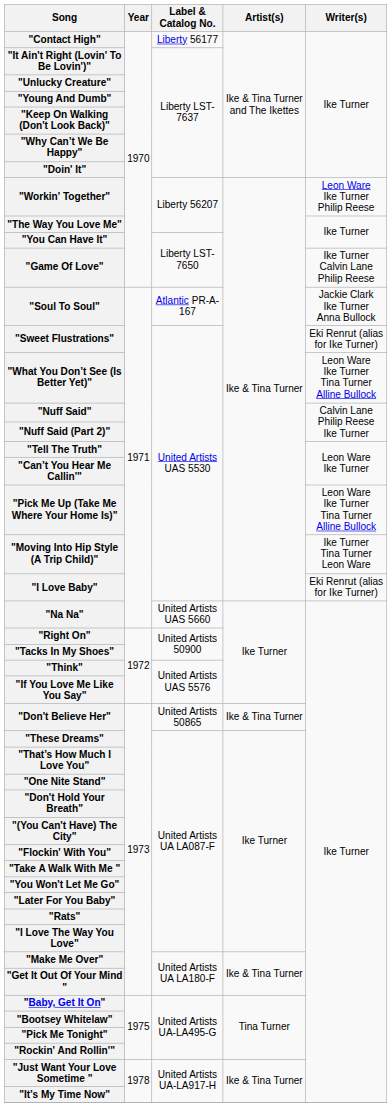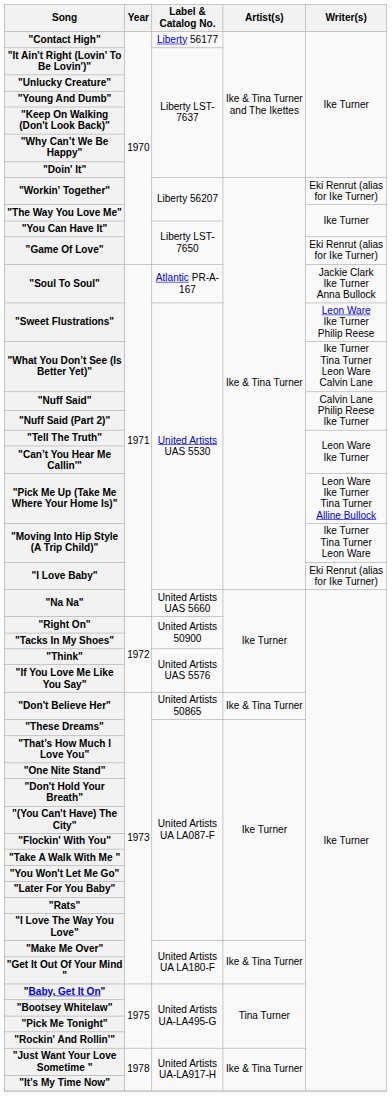(346, 197) Leon Ware Ike Turner Philip Reese -> (346, 191) Eki Renrut (alias for Ike Turner)
(346, 267) Ike Turner Calvin Lane Philip Reese -> (346, 250) Eki Renrut (alias for Ike Turner)
(346, 339) Eki Renrut (alias for Ike Turner) -> (346, 322) Leon Ware Ike Turner Philip Reese
(346, 378) Leon Ware Ike Turner Tina Turner Alline Bullock -> (346, 366) Ike Turner Tina Turner Leon Ware Calvin Lane
